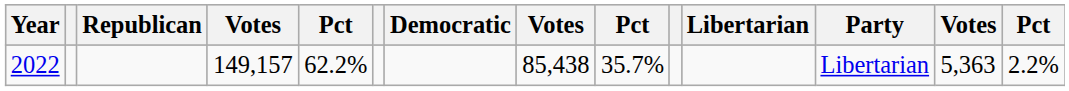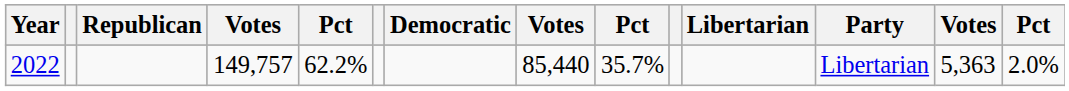(253, 65) 149,157 -> (253, 65) 149,757
(556, 65) 85,438 -> (556, 65) 85,440
(1033, 65) 2.2% -> (1033, 65) 2.0%
